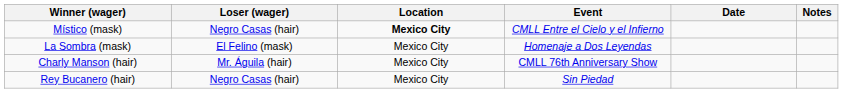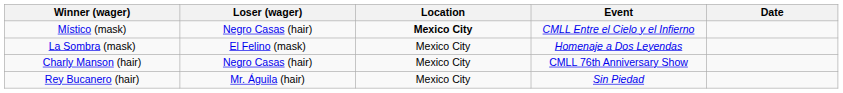- column: (817, 12)
(254, 63) Mr. Águila (hair) -> (268, 63) Negro Casas (hair)
(254, 79) Negro Casas (hair) -> (268, 79) Mr. Águila (hair)
